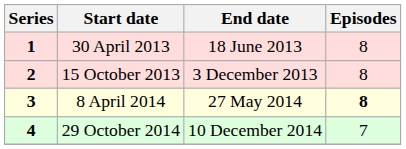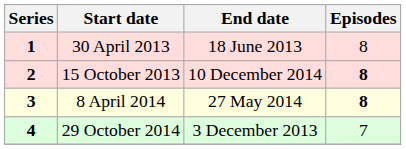(255, 74) 3 December 2013 -> (255, 74) 10 December 2014
(363, 74) normal -> (363, 74) bold
(255, 130) 10 December 2014 -> (255, 130) 3 December 2013
